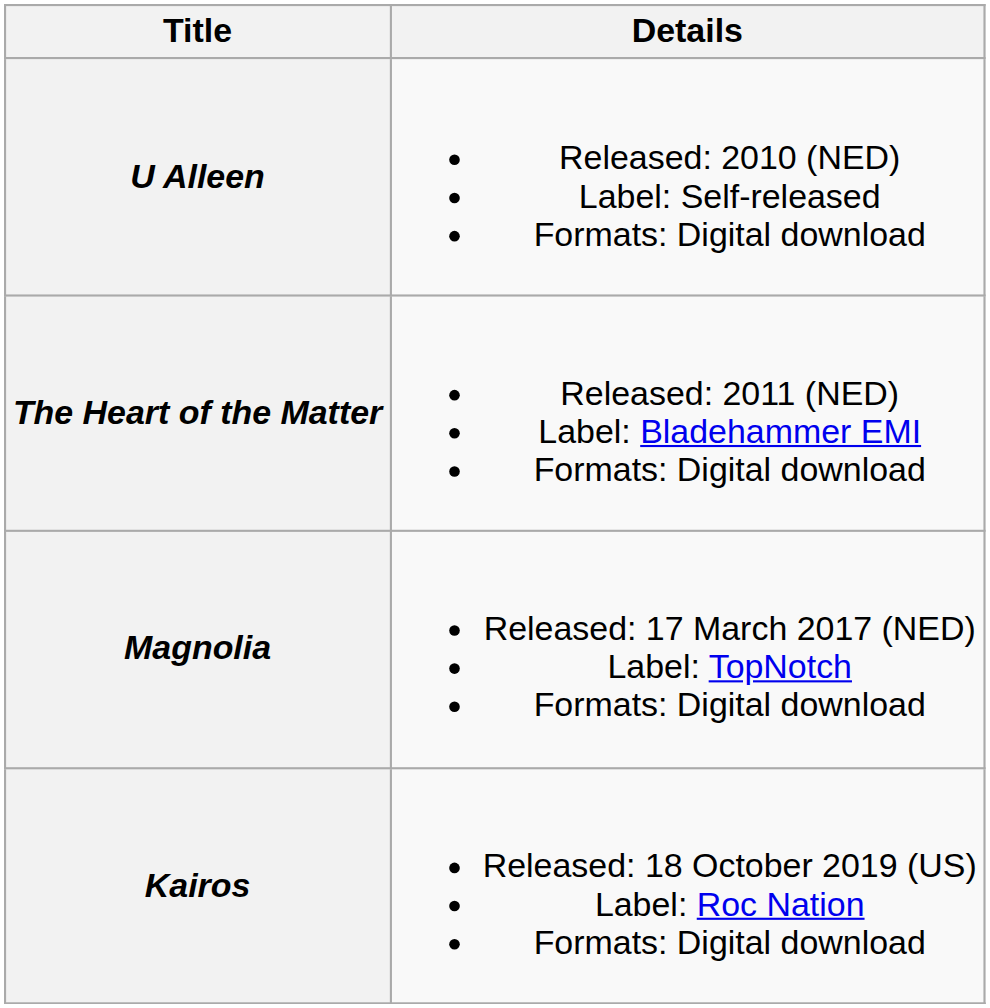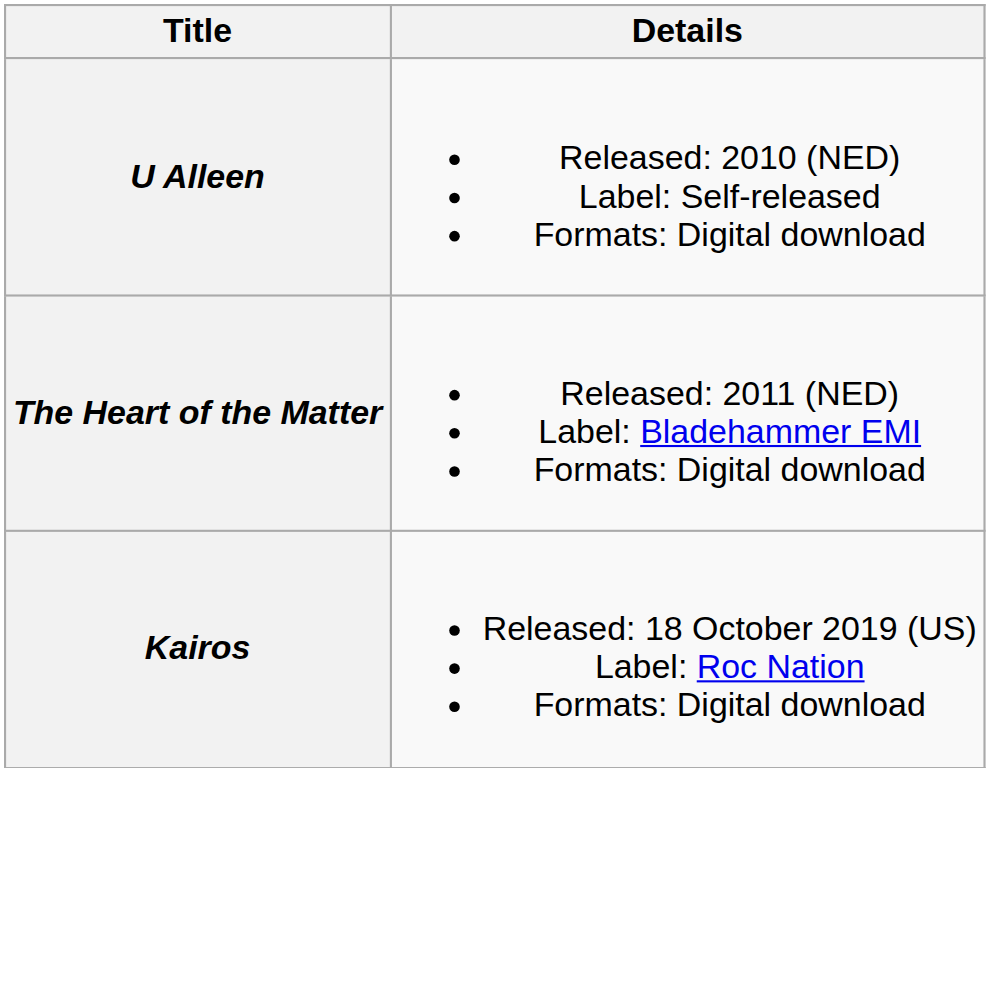- row: (198, 648)
